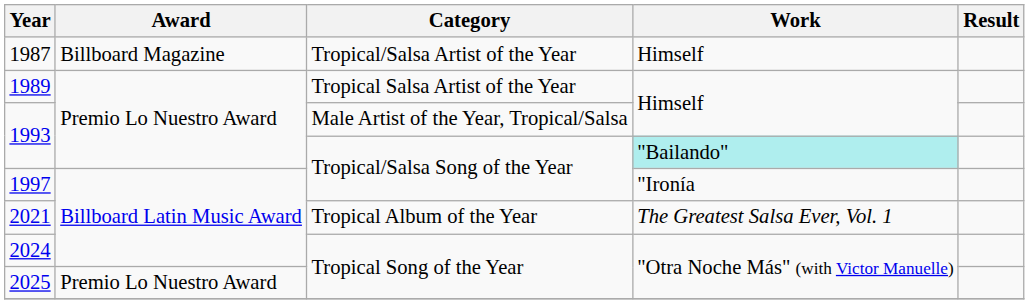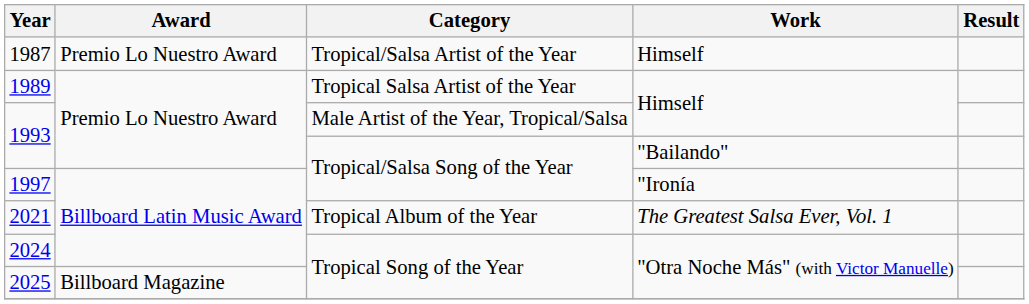(142, 53) Billboard Magazine -> (168, 53) Premio Lo Nuestro Award
(683, 151) paleturquoise background -> (683, 151) no background
(168, 282) Premio Lo Nuestro Award -> (142, 282) Billboard Magazine
